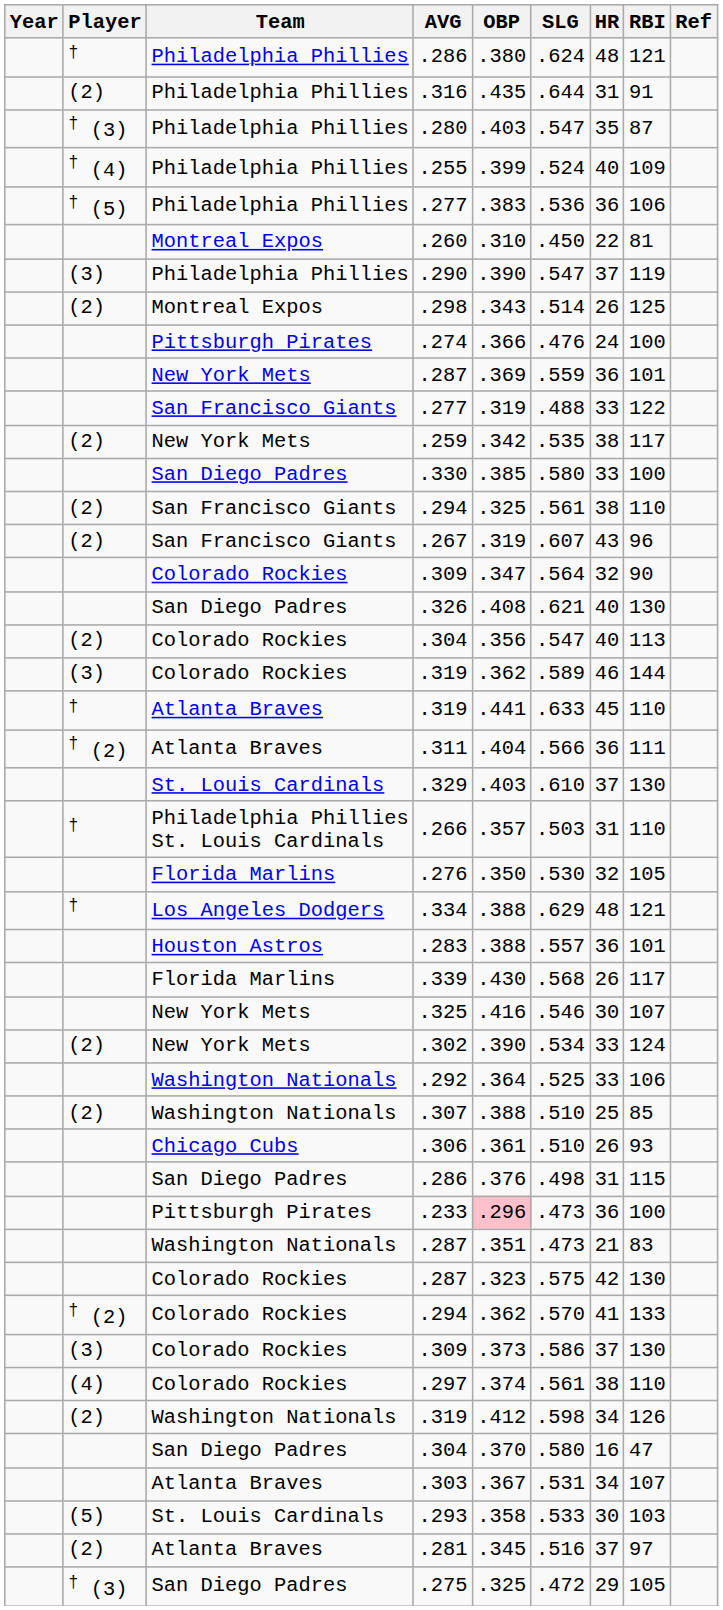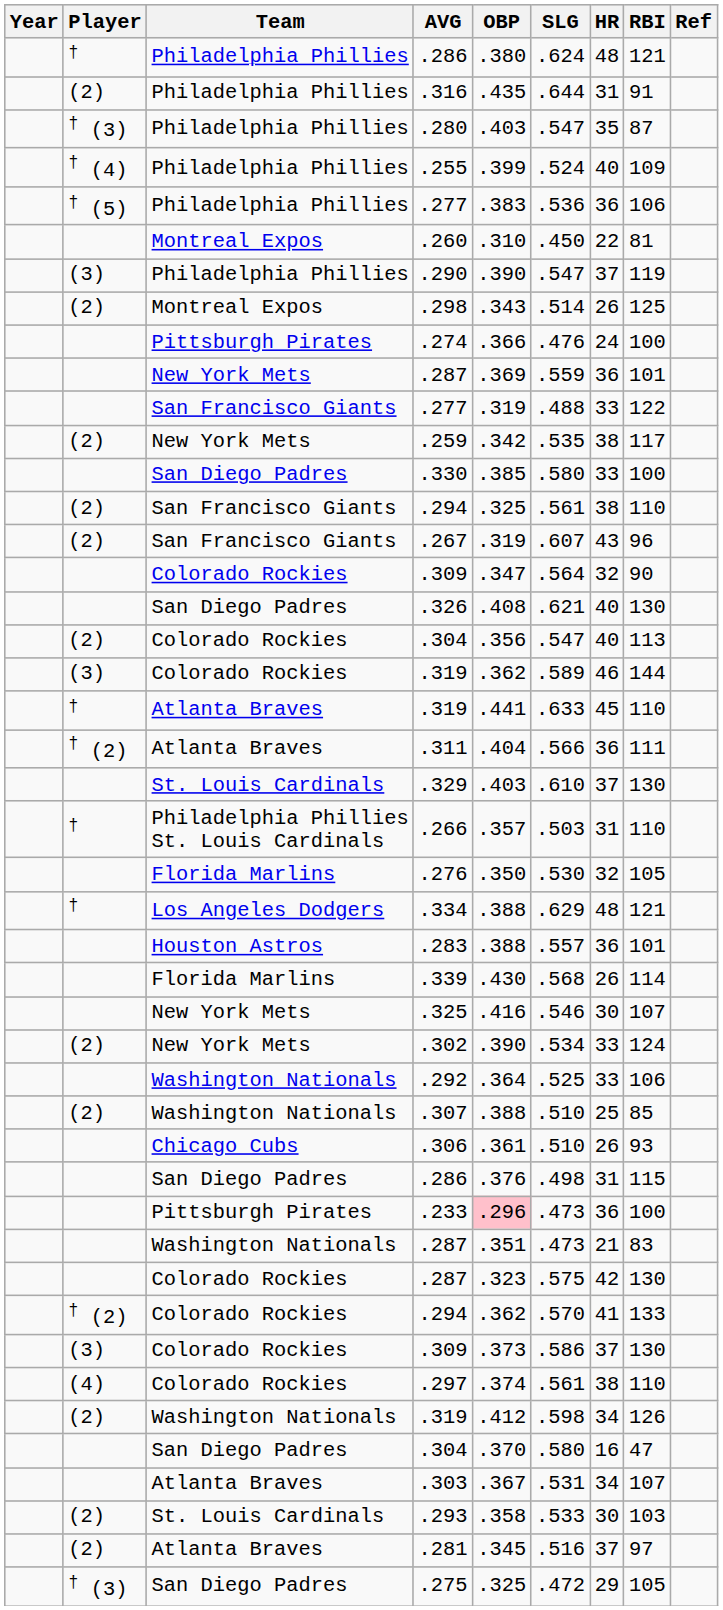(647, 980) 117 -> (647, 980) 114
(87, 1517) (5) -> (87, 1517) (2)
